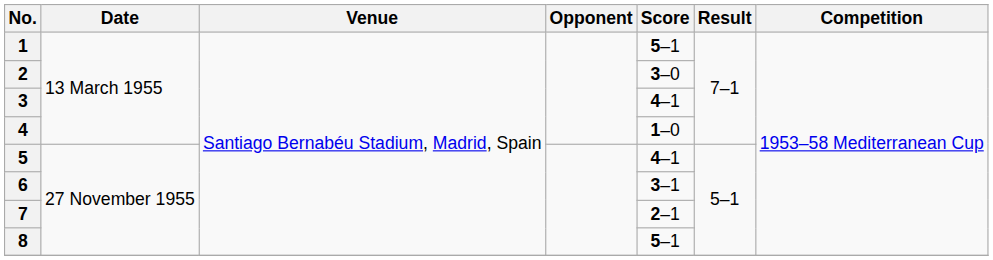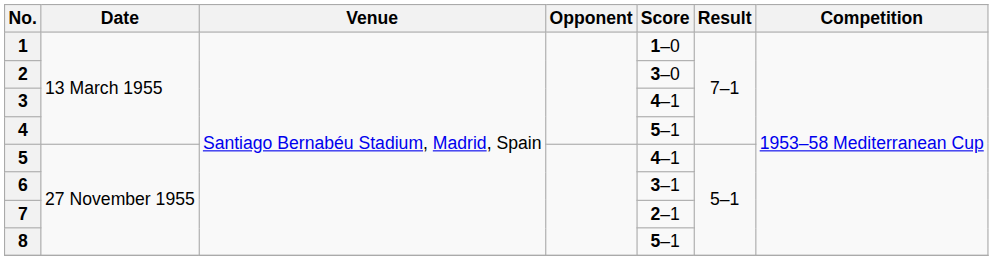(665, 46) 5–1 -> (665, 46) 1–0
(665, 130) 1–0 -> (665, 130) 5–1
